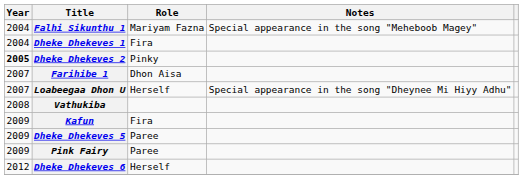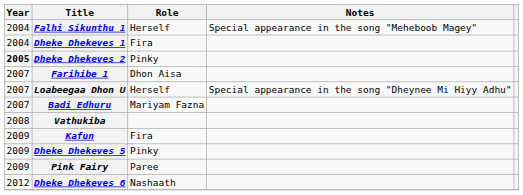(167, 28) Mariyam Fazna -> (150, 28) Herself
+ row: (80, 105)
(144, 136) Paree -> (144, 151) Pinky
(150, 167) Herself -> (153, 182) Nashaath
